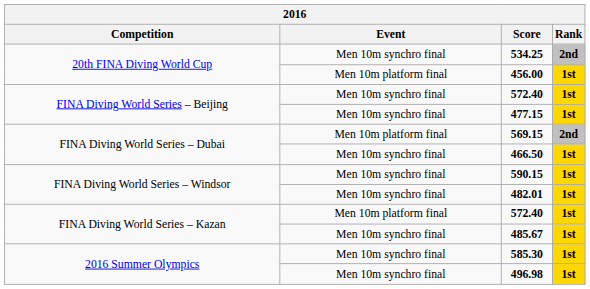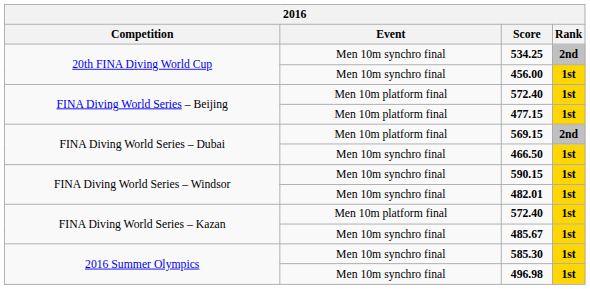(391, 74) Men 10m platform final -> (391, 74) Men 10m synchro final
(391, 94) Men 10m synchro final -> (391, 94) Men 10m platform final
(391, 114) Men 10m synchro final -> (391, 114) Men 10m platform final
